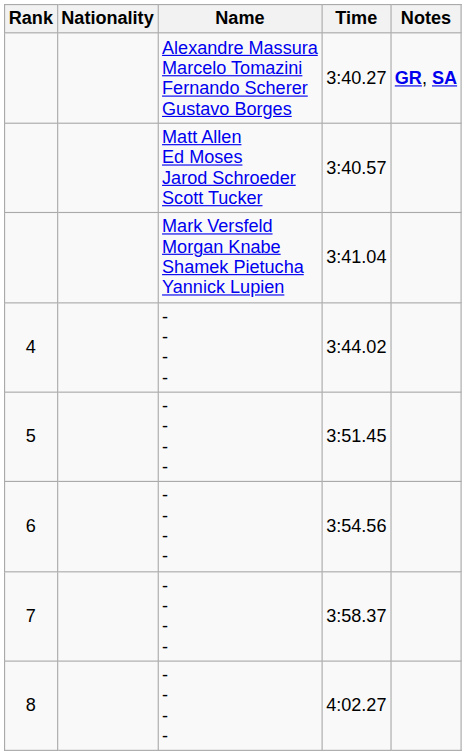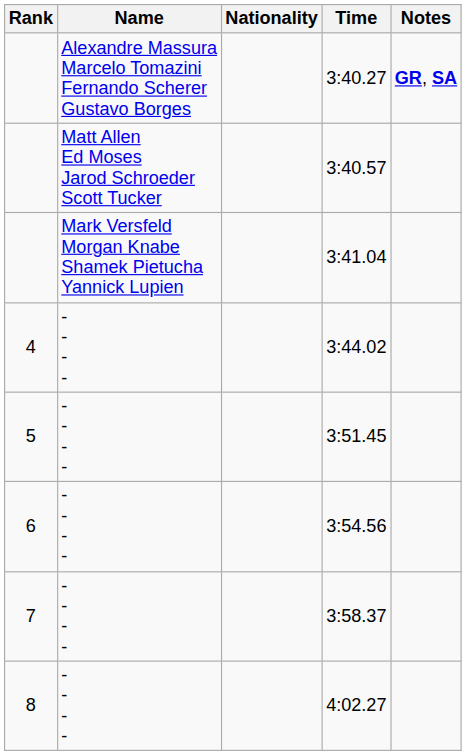columns swapped: (240, 18) <-> (107, 18)
